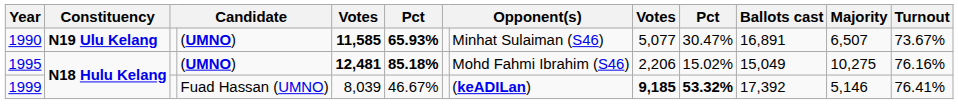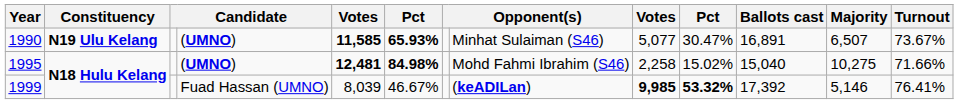(413, 63) 85.18% -> (413, 63) 84.98%
(657, 63) 2,206 -> (657, 63) 2,258
(763, 63) 15,049 -> (763, 63) 15,040
(920, 63) 76.16% -> (920, 63) 71.66%
(657, 87) 9,185 -> (657, 87) 9,985
